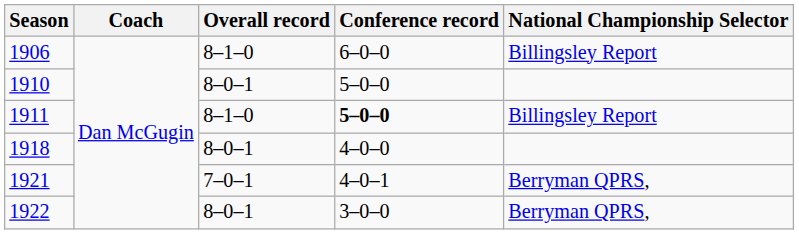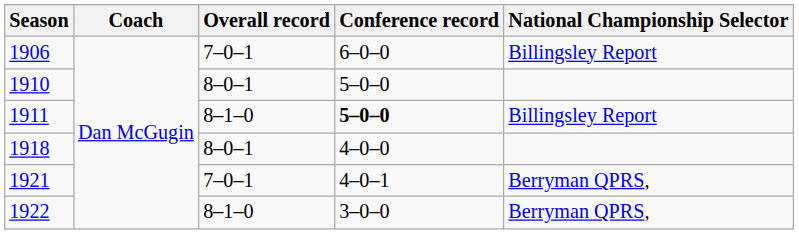(228, 52) 8–1–0 -> (228, 52) 7–0–1
(228, 212) 8–0–1 -> (228, 212) 8–1–0
